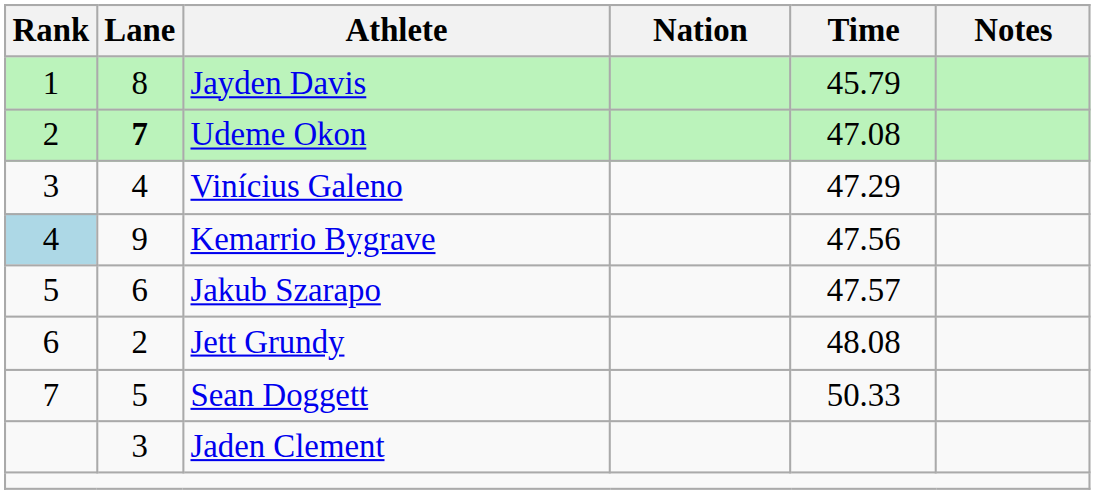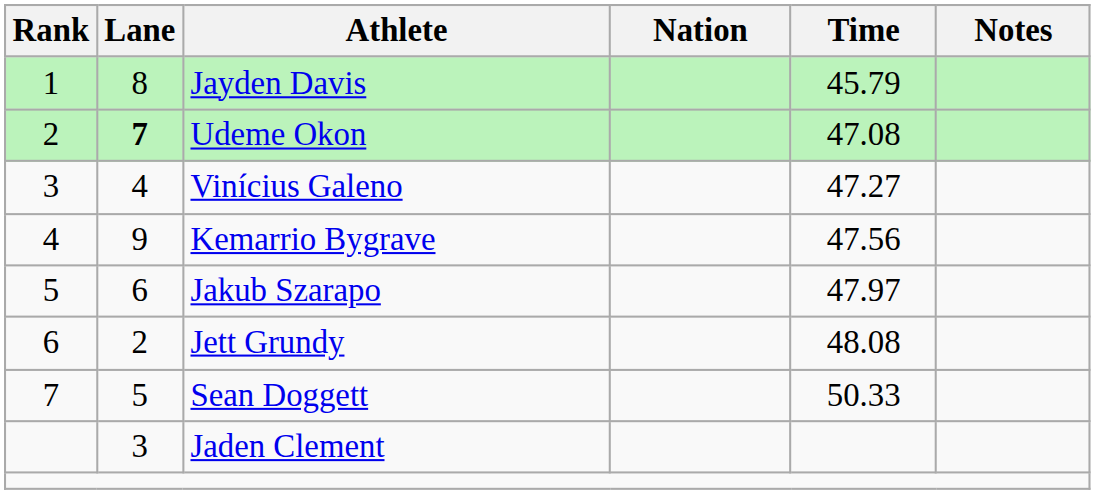(864, 186) 47.29 -> (864, 186) 47.27
(51, 238) lightblue background -> (51, 238) no background
(864, 290) 47.57 -> (864, 290) 47.97
